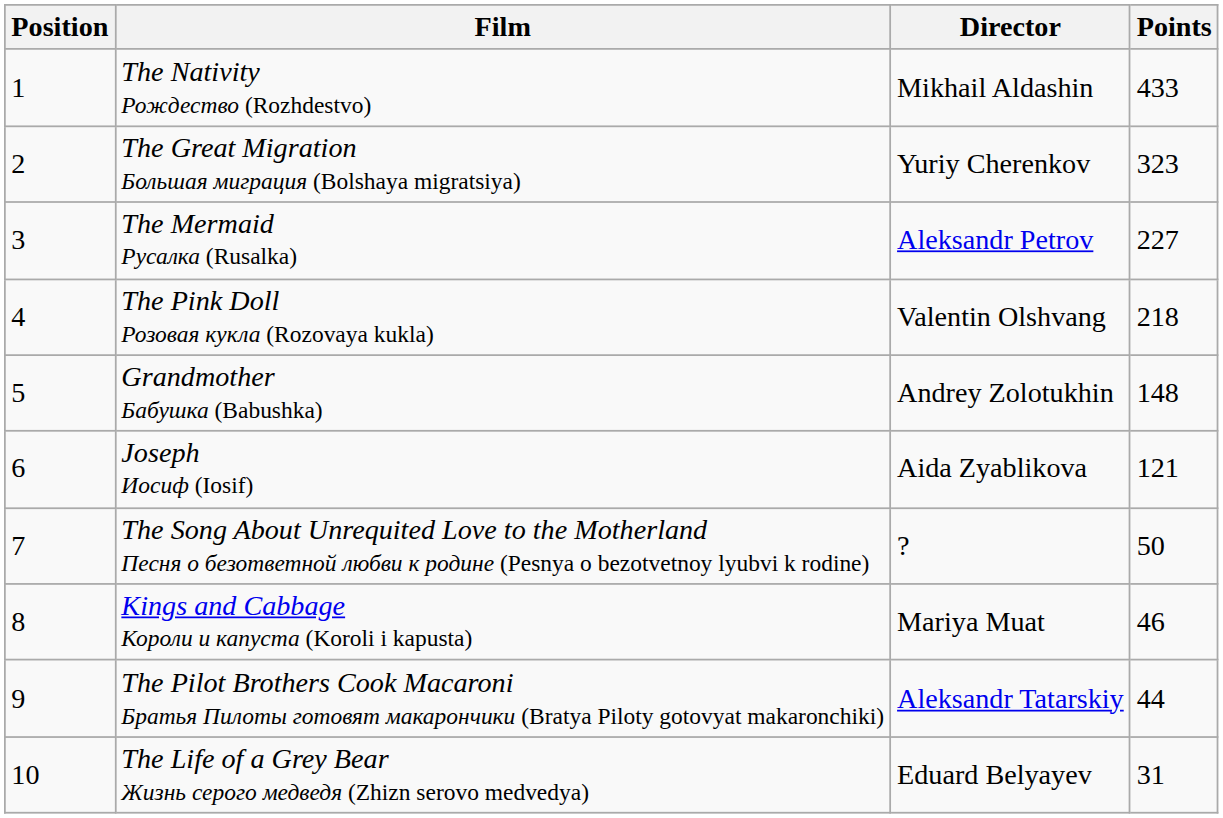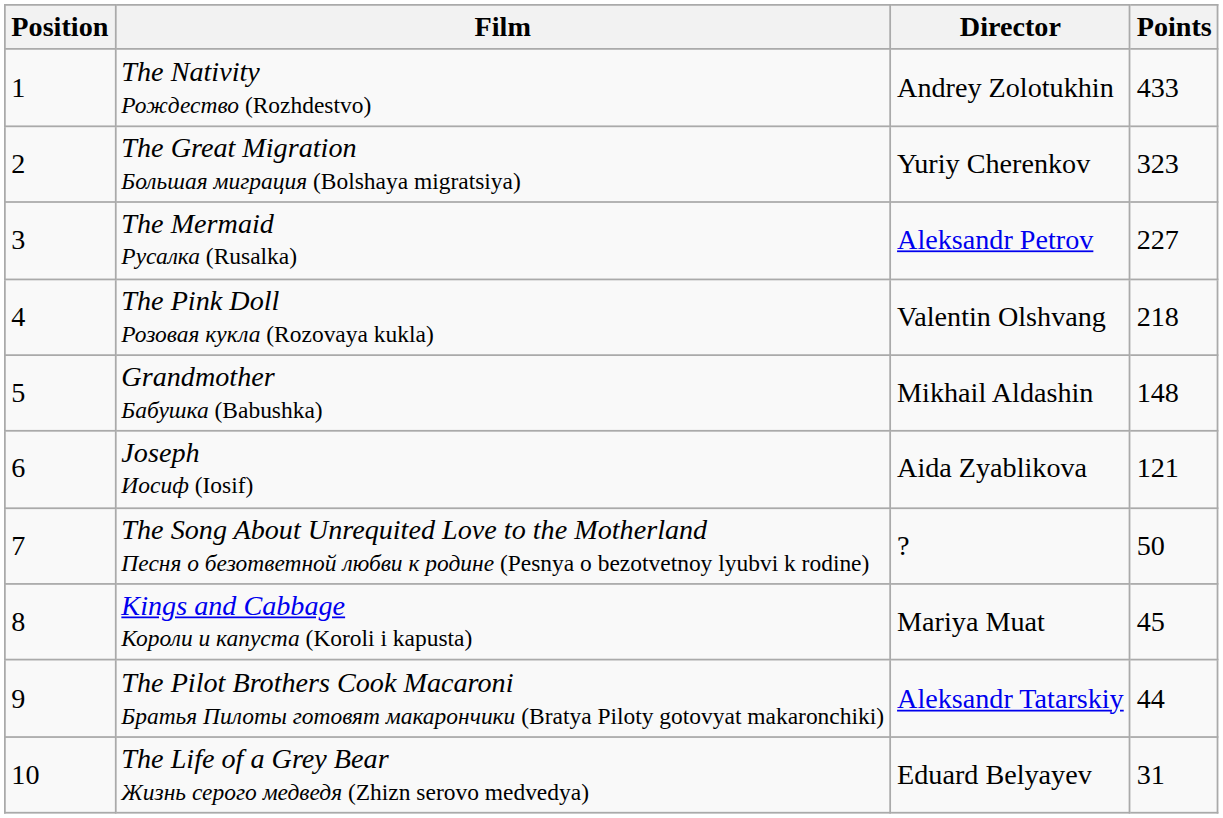(995, 87) Mikhail Aldashin -> (1005, 87) Andrey Zolotukhin
(1005, 392) Andrey Zolotukhin -> (995, 392) Mikhail Aldashin
(1151, 621) 46 -> (1151, 621) 45
